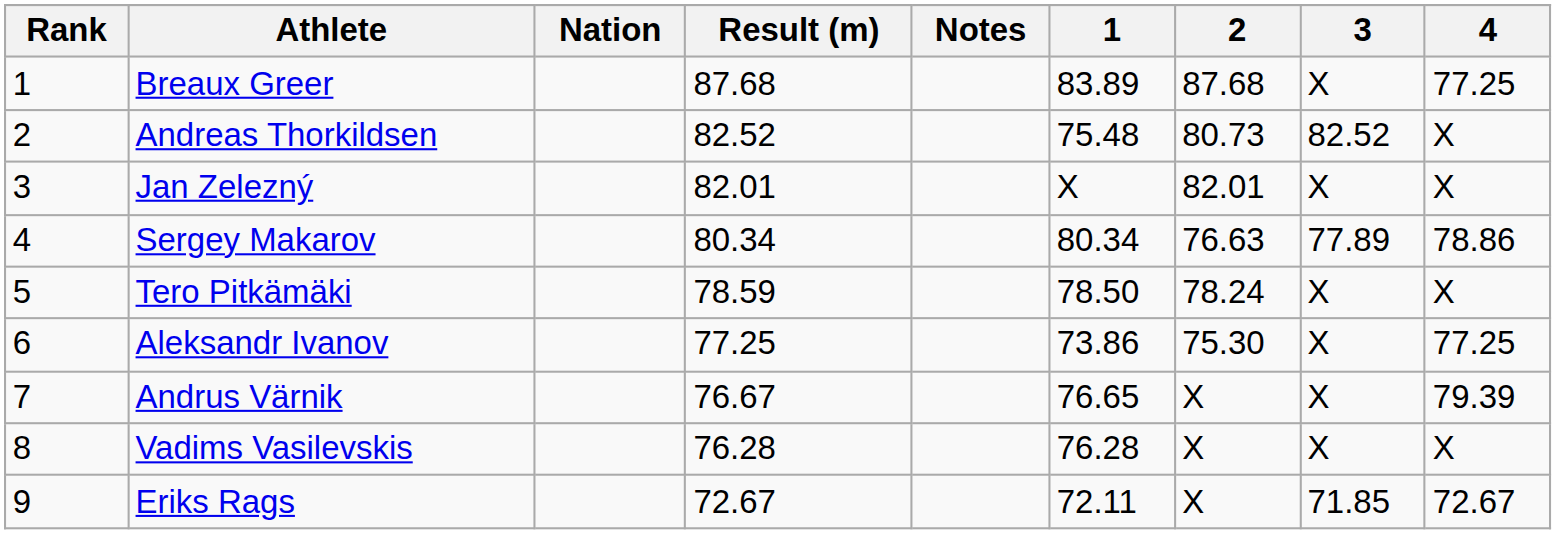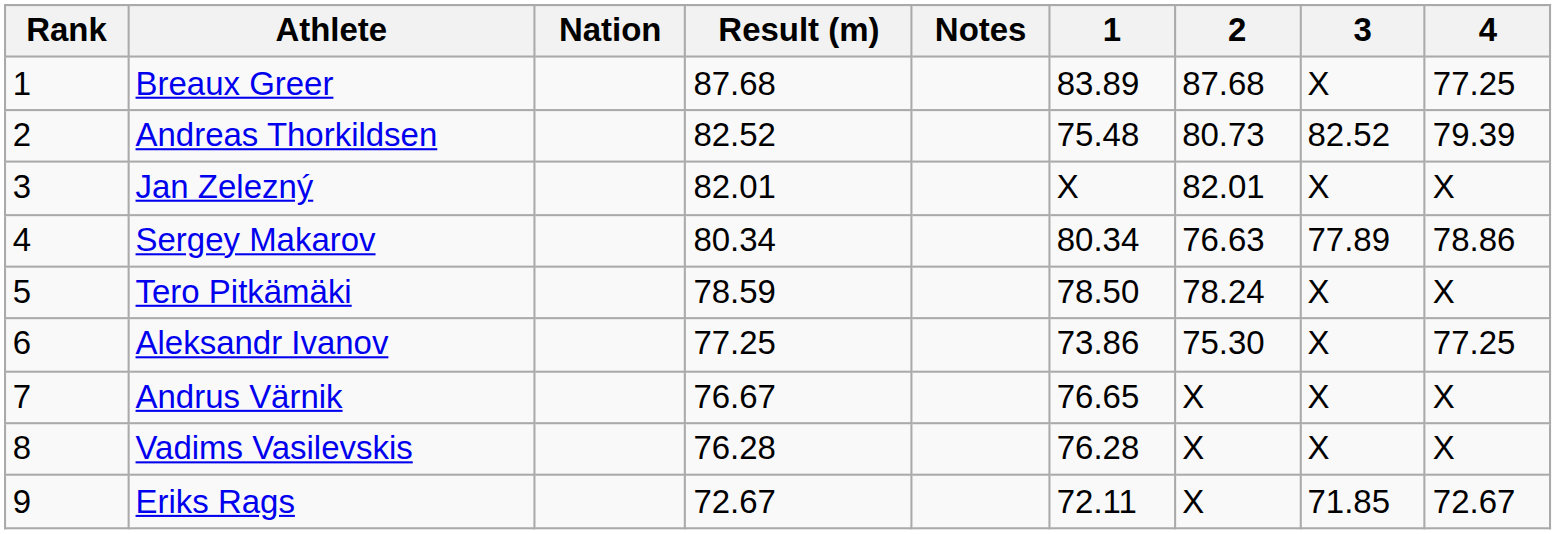(1444, 135) X -> (1474, 135) 79.39
(1474, 396) 79.39 -> (1444, 396) X
